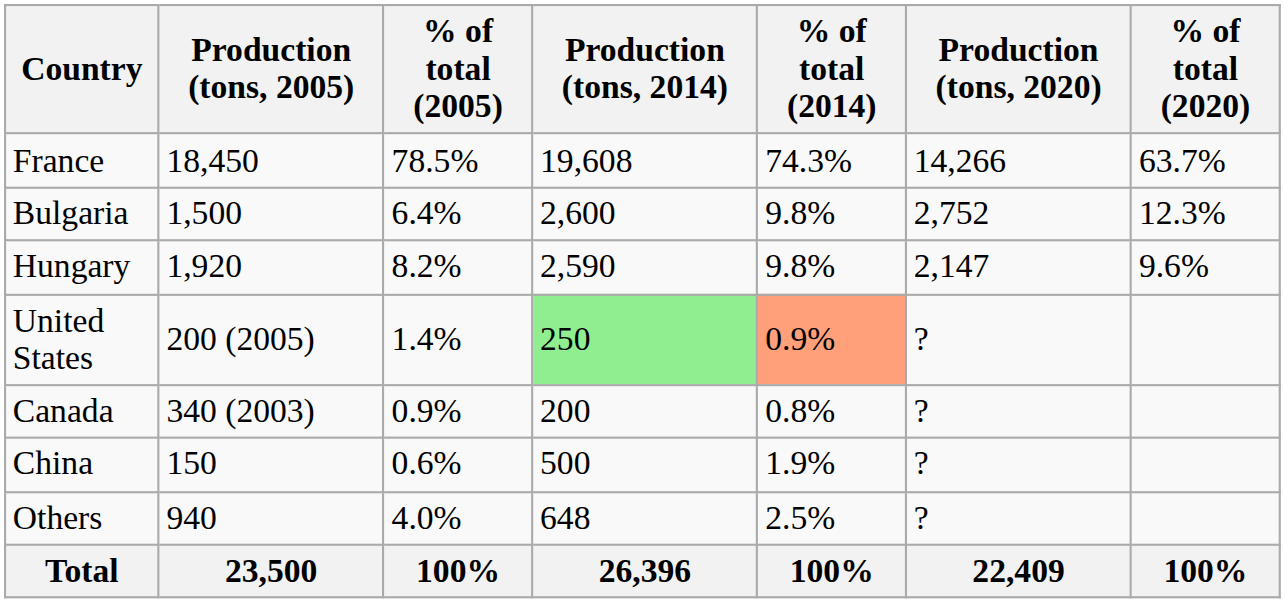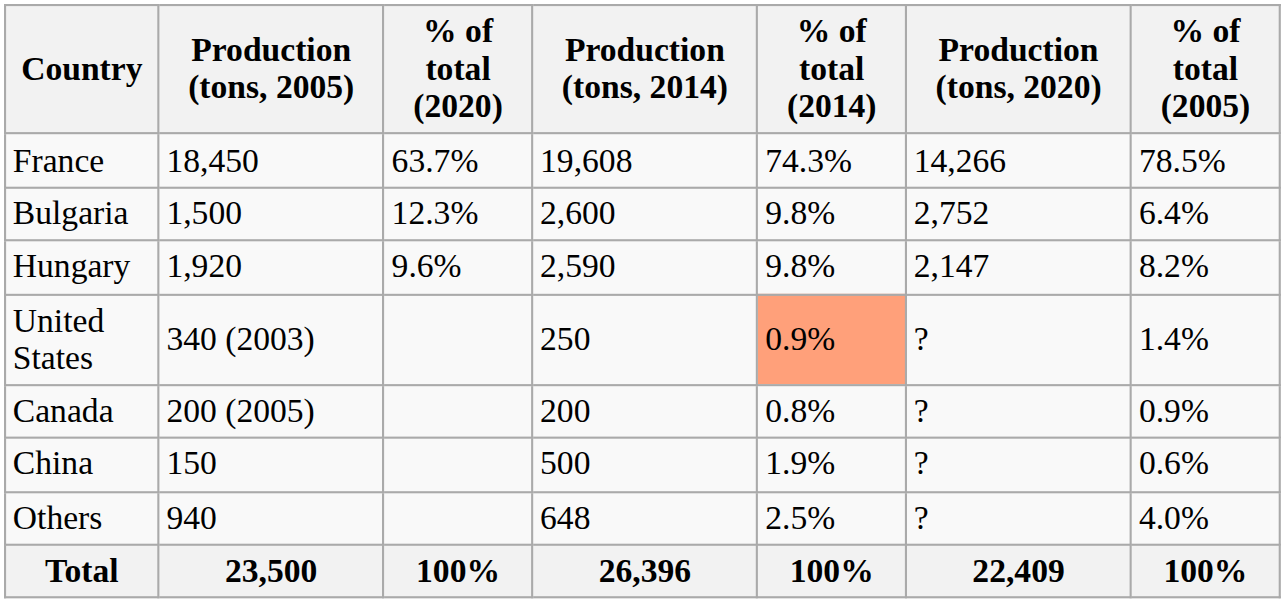columns swapped: (458, 68) <-> (1205, 68)
(241, 338) 200 (2005) -> (241, 338) 340 (2003)
(565, 338) lightgreen background -> (565, 338) no background
(241, 410) 340 (2003) -> (241, 410) 200 (2005)
